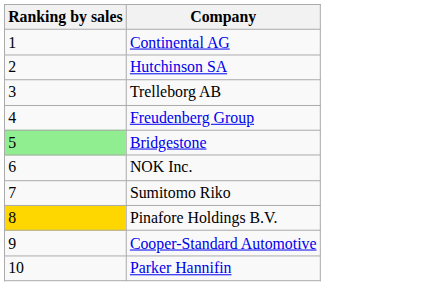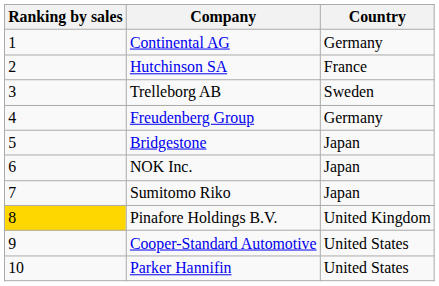+ column: (377, 17)
(12, 142) lightgreen background -> (12, 142) no background
